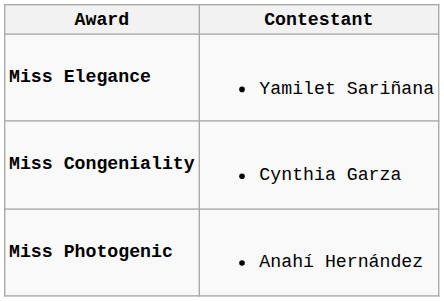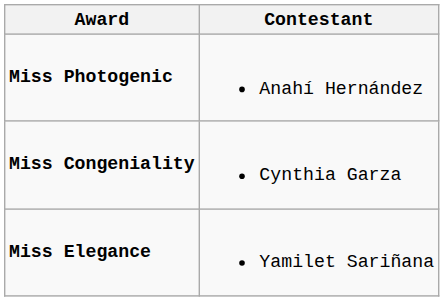rows swapped: (91, 252) <-> (80, 78)
